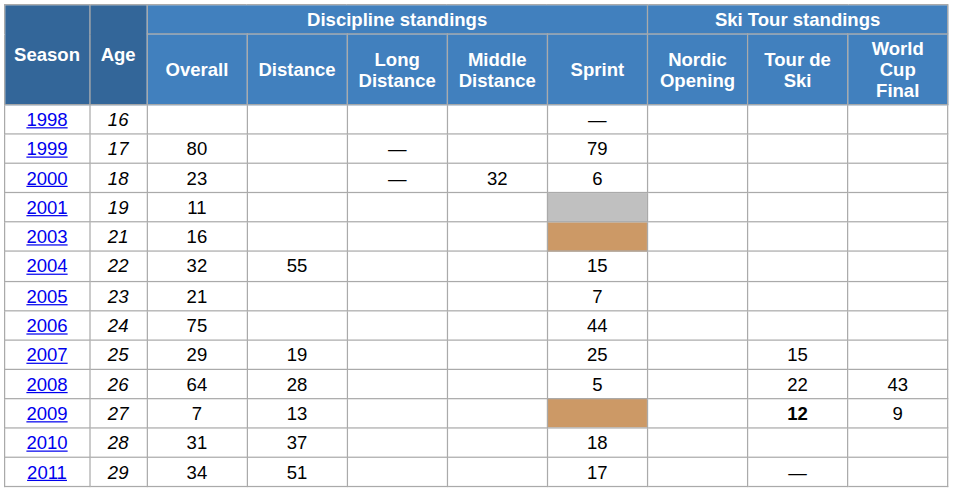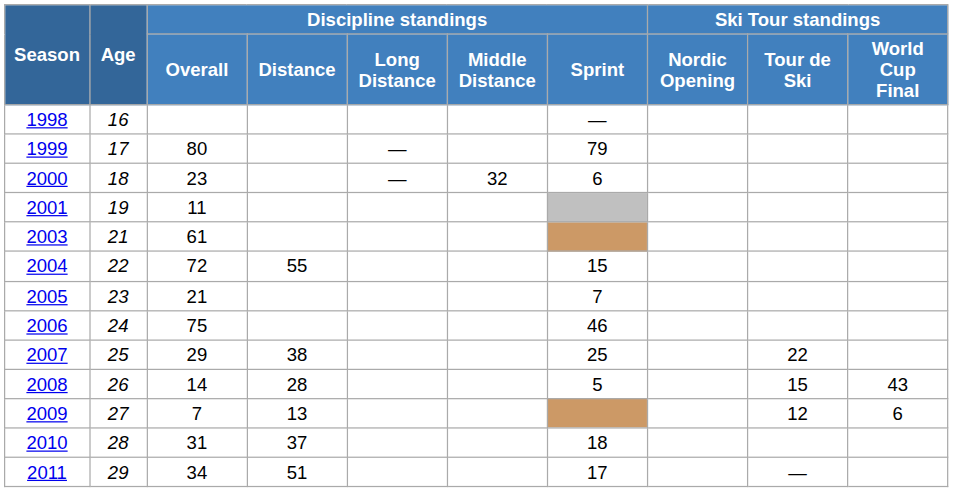(197, 237) 16 -> (197, 237) 61
(197, 266) 32 -> (197, 266) 72
(597, 325) 44 -> (597, 325) 46
(297, 355) 19 -> (297, 355) 38
(798, 355) 15 -> (798, 355) 22
(197, 384) 64 -> (197, 384) 14
(798, 384) 22 -> (798, 384) 15
(798, 413) bold -> (798, 413) normal
(898, 413) 9 -> (898, 413) 6
